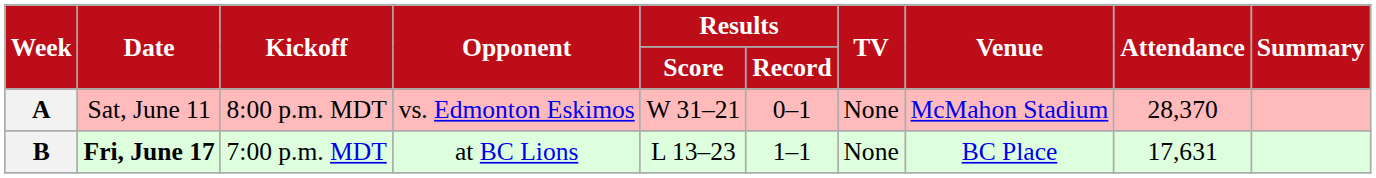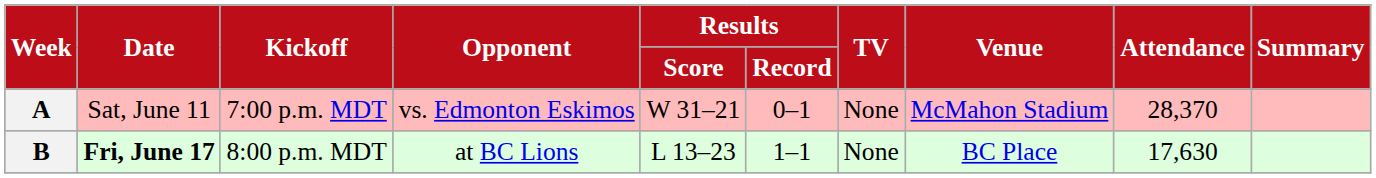(307, 109) 8:00 p.m. MDT -> (307, 109) 7:00 p.m. MDT
(307, 152) 7:00 p.m. MDT -> (307, 152) 8:00 p.m. MDT
(1183, 152) 17,631 -> (1183, 152) 17,630
